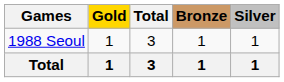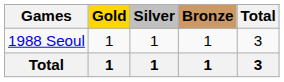columns swapped: (255, 16) <-> (151, 16)
